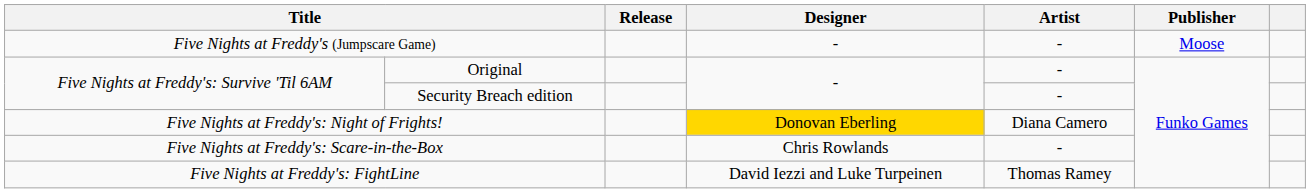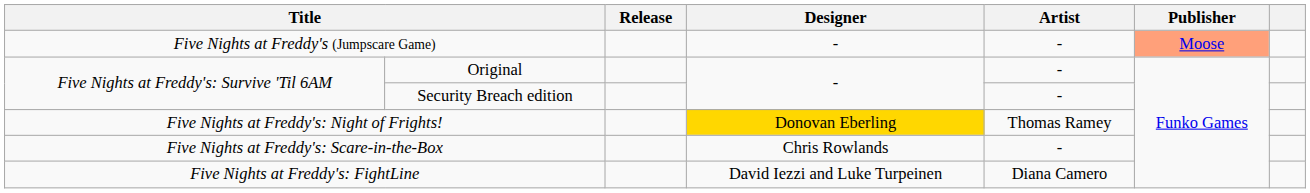(1202, 43) no background -> (1202, 43) lightsalmon background
(1060, 122) Diana Camero -> (1060, 122) Thomas Ramey
(1060, 174) Thomas Ramey -> (1060, 174) Diana Camero
